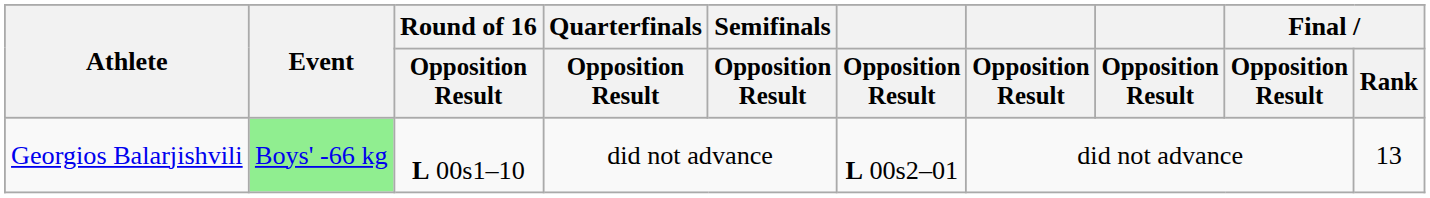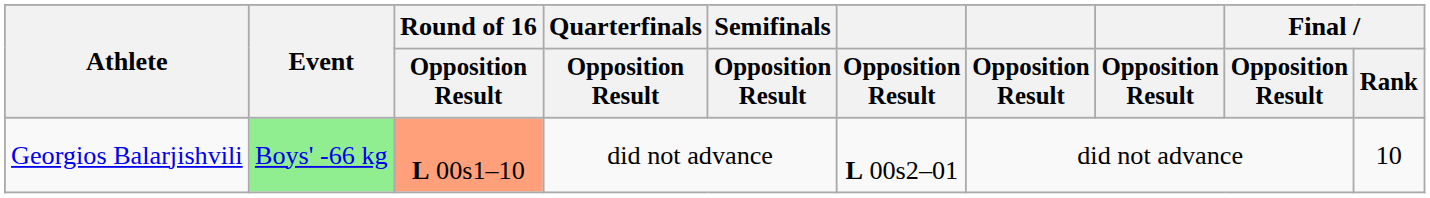(468, 170) no background -> (468, 170) lightsalmon background
(1389, 155) 13 -> (1389, 155) 10
